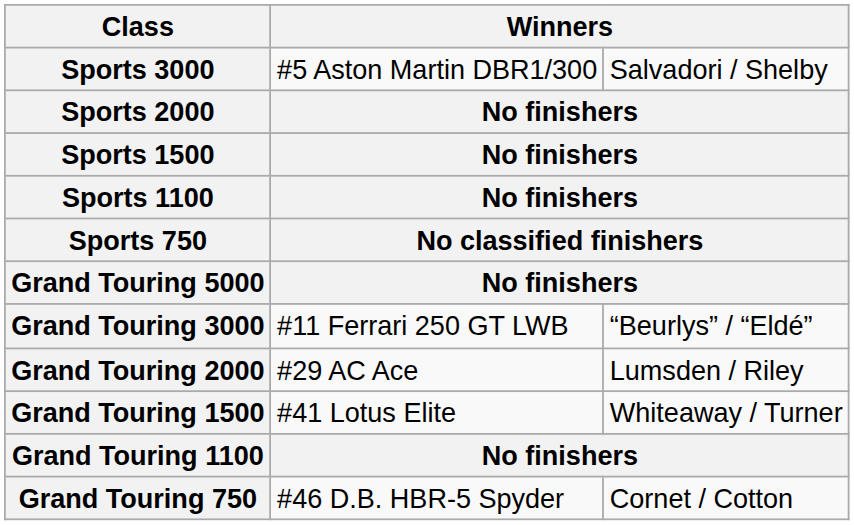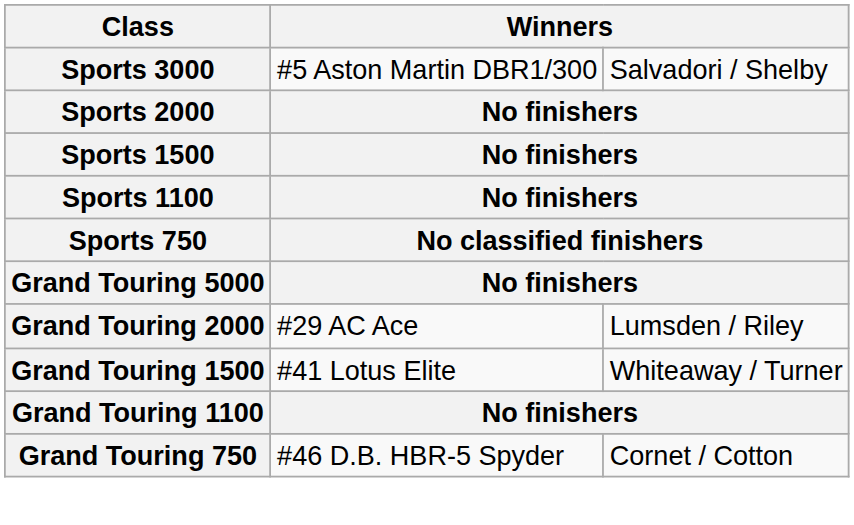- row: (138, 326)
